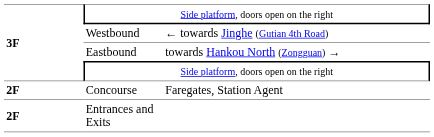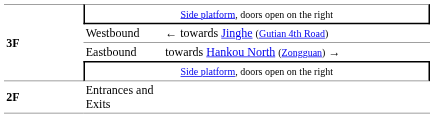- row: (111, 90)
